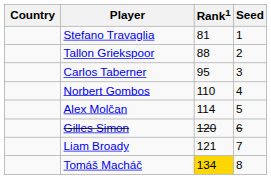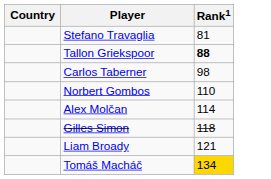- column: (250, 15)
(203, 53) normal -> (203, 53) bold
(203, 72) 95 -> (203, 72) 98
(206, 128) 120 -> (206, 128) 118
